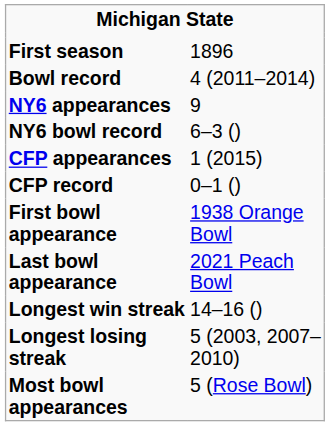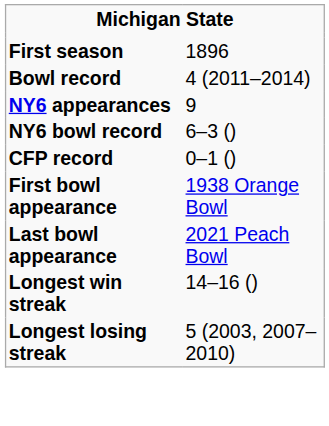- row: (90, 158)
- row: (68, 396)
